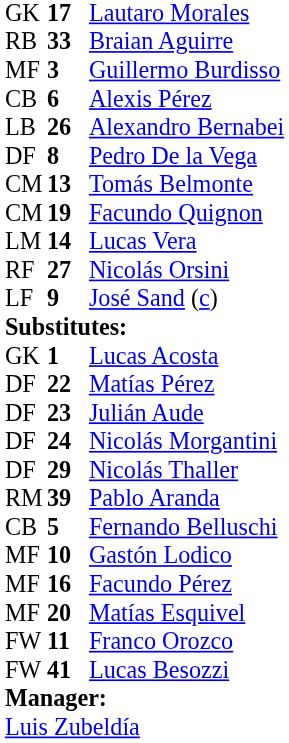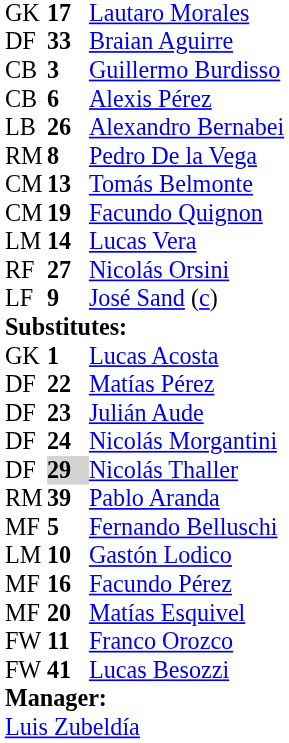(21, 41) RB -> (20, 41) DF
(22, 70) MF -> (21, 70) CB
(20, 155) DF -> (24, 155) RM
(59, 469) no background -> (59, 469) lightgrey background
(21, 527) CB -> (22, 527) MF
(22, 555) MF -> (23, 555) LM
